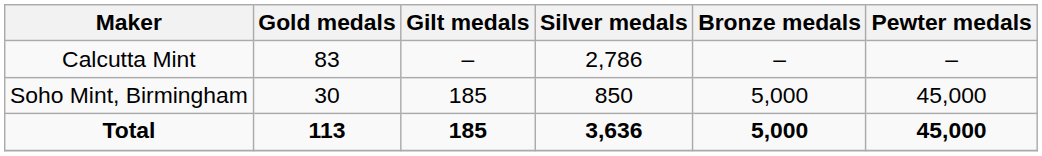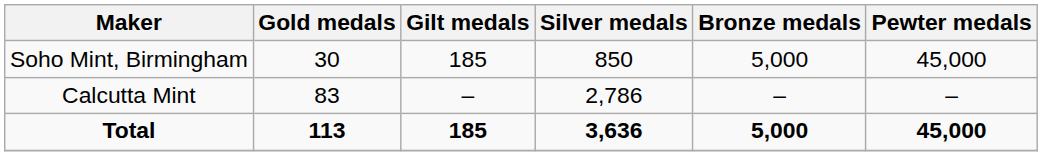rows swapped: (129, 95) <-> (129, 58)
